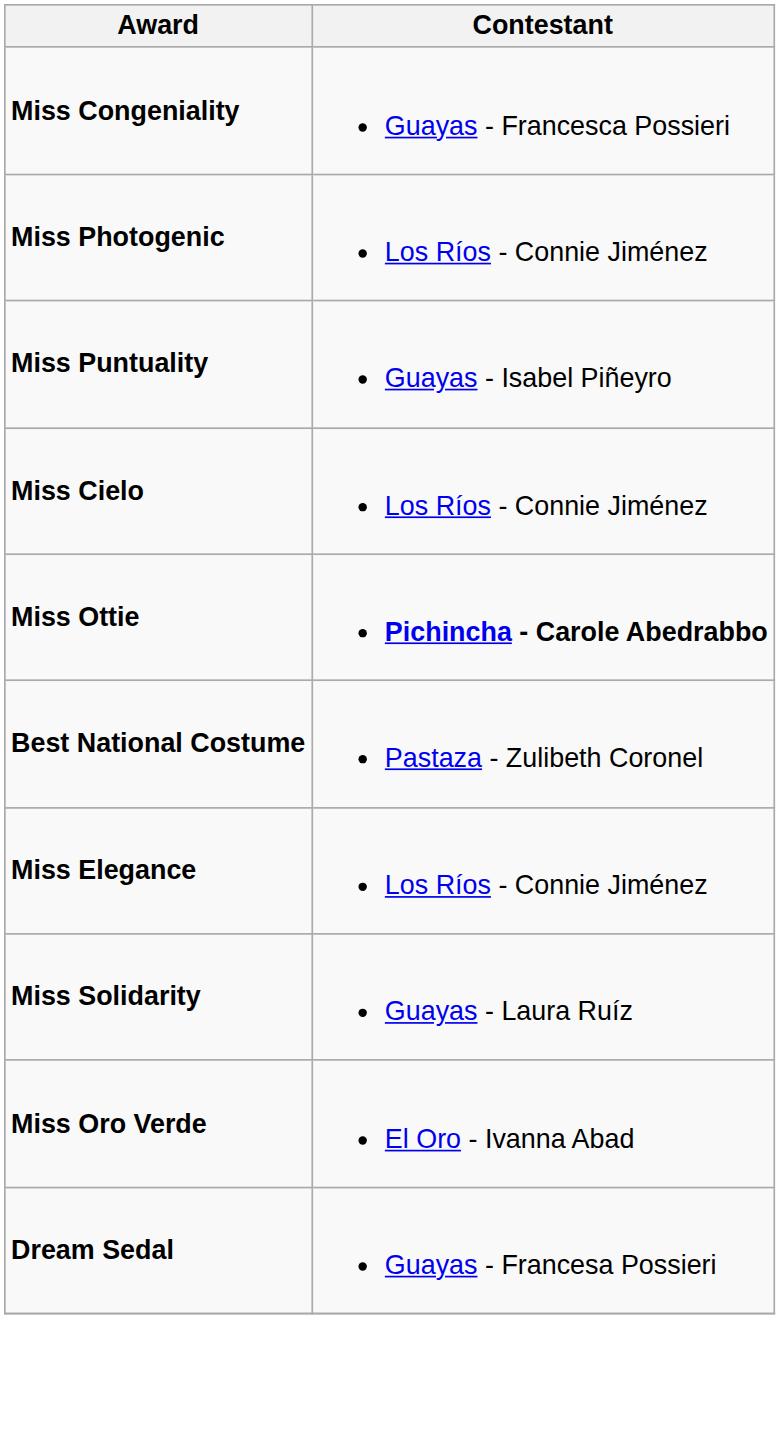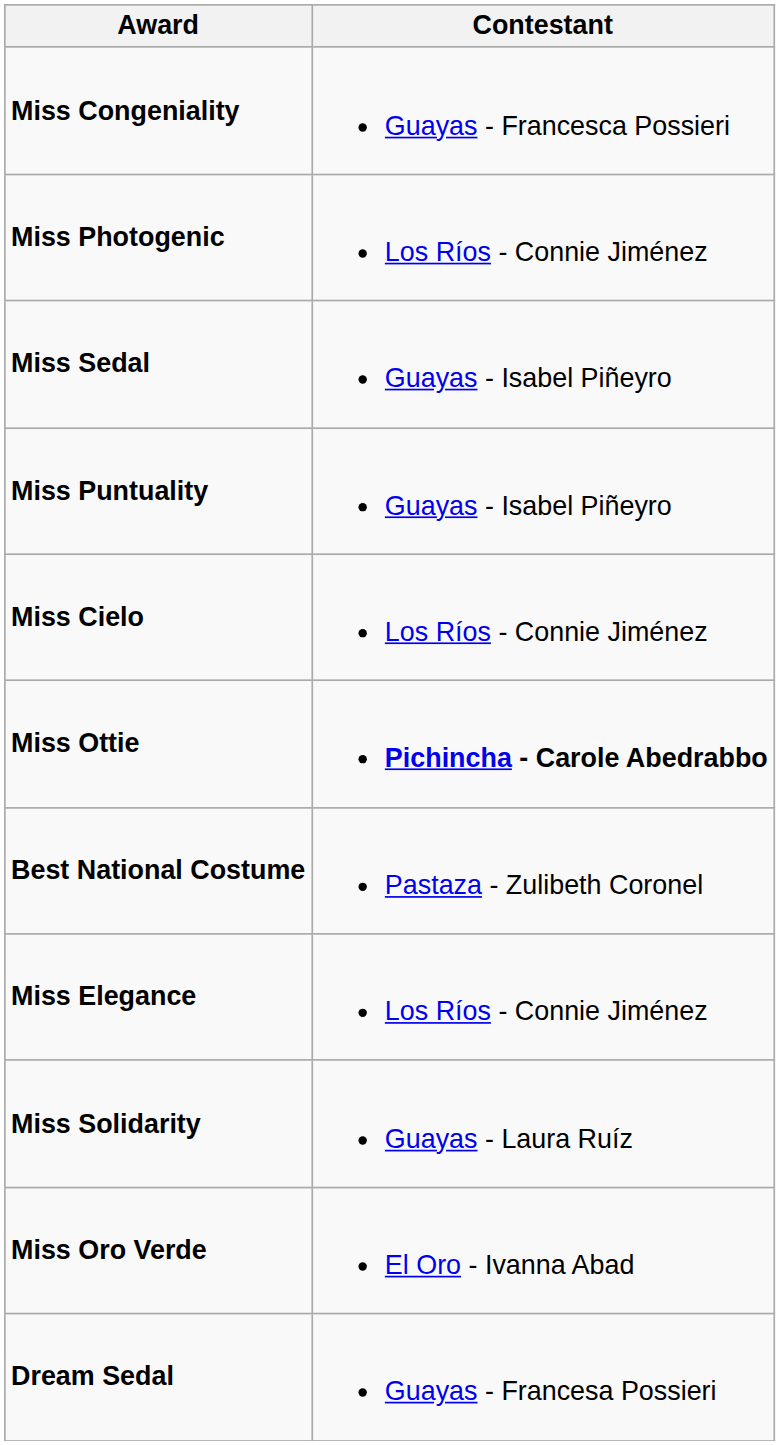+ row: (81, 363)
